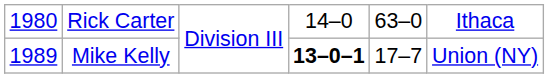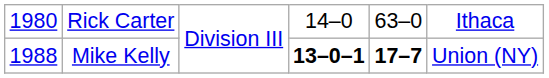(33, 55) 1989 -> (33, 55) 1988
(398, 55) normal -> (398, 55) bold
